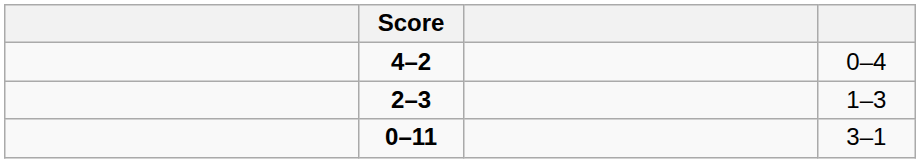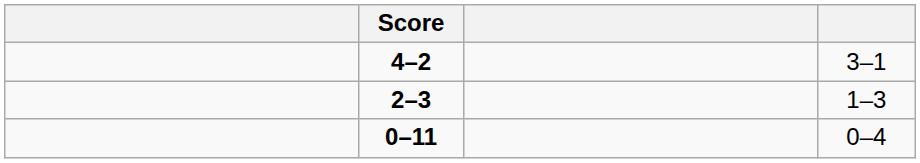(866, 61) 0–4 -> (866, 61) 3–1
(866, 137) 3–1 -> (866, 137) 0–4
